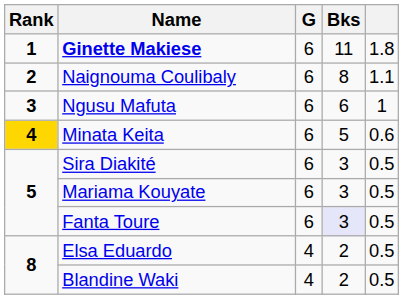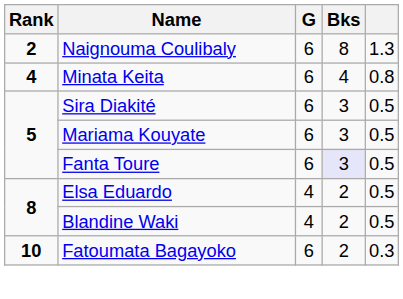- row: (132, 48)
(382, 77) 1.1 -> (382, 48) 1.3
- row: (119, 106)
(31, 135) gold background -> (31, 77) no background
(344, 135) 5 -> (344, 77) 4
(382, 135) 0.6 -> (382, 77) 0.8
+ row: (149, 251)
